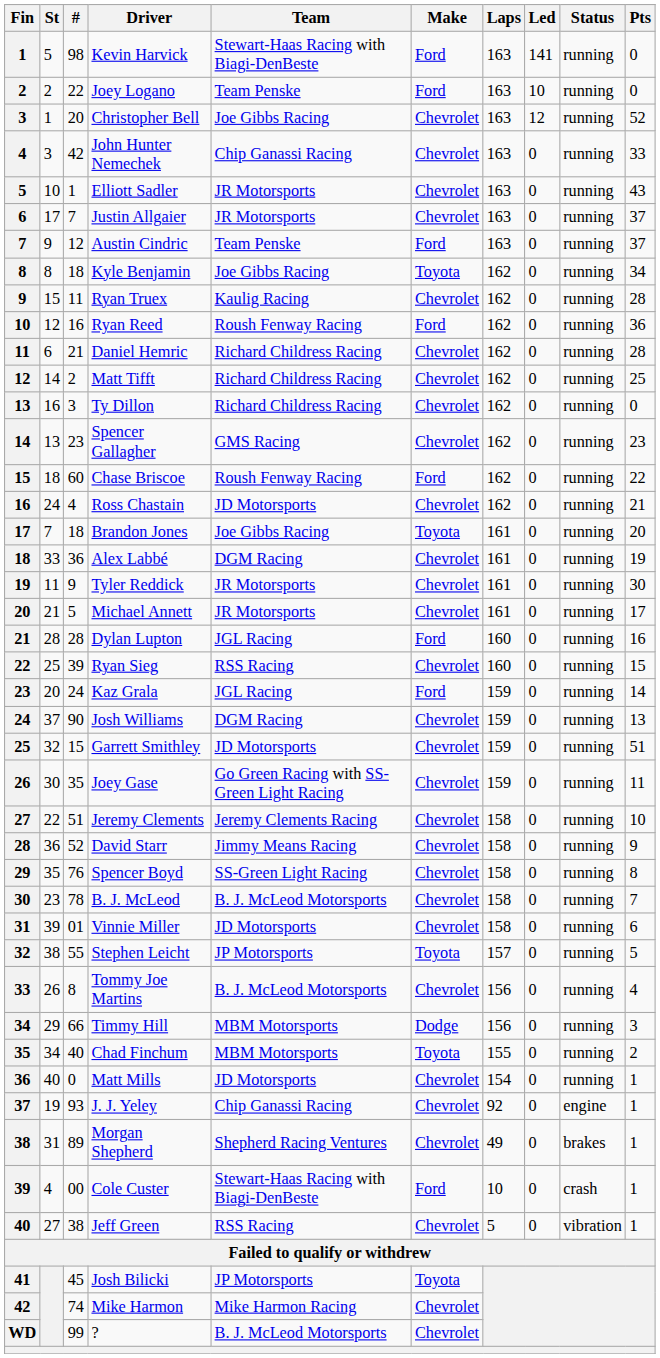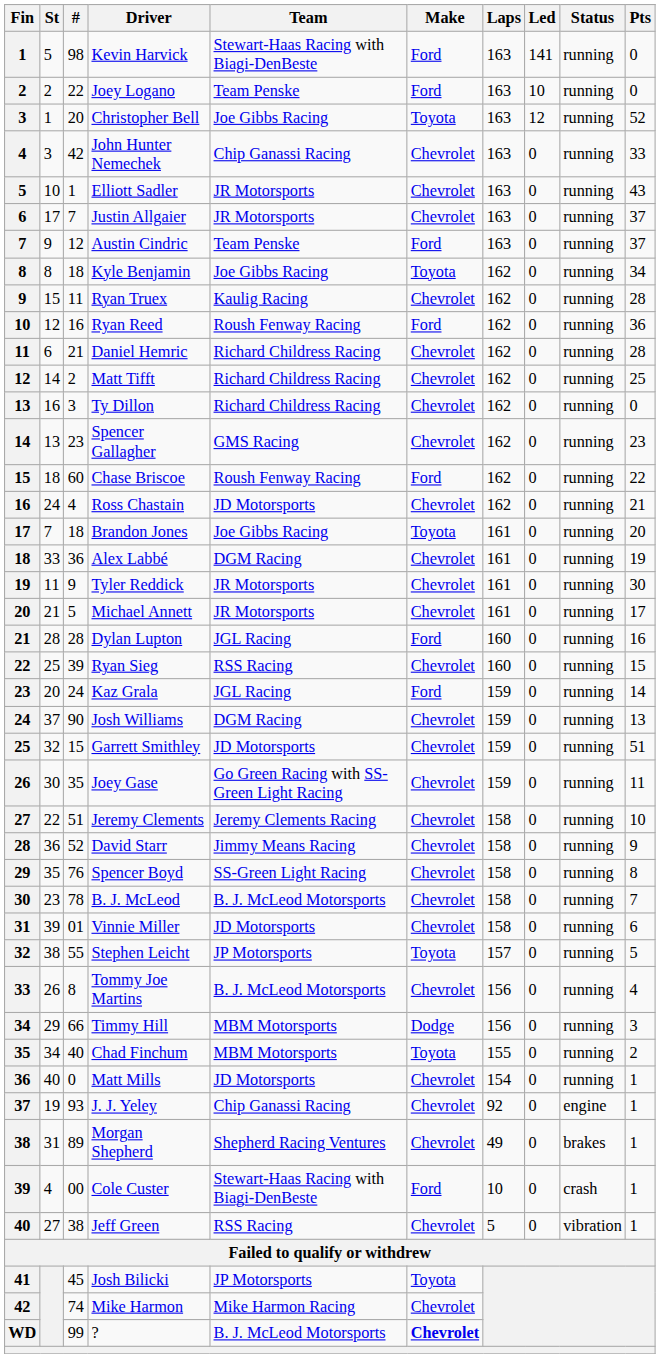(447, 117) Chevrolet -> (433, 117) Toyota
(447, 1332) normal -> (445, 1332) bold
